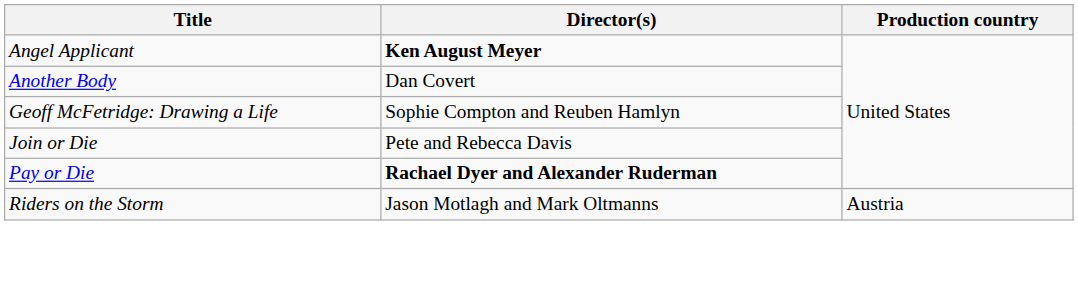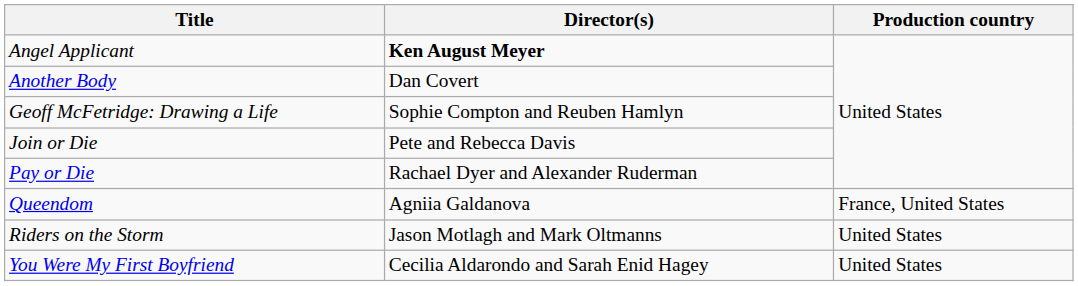(551, 173) bold -> (543, 173) normal
+ row: (51, 204)
(875, 204) Austria -> (890, 234) United States
+ row: (121, 265)
